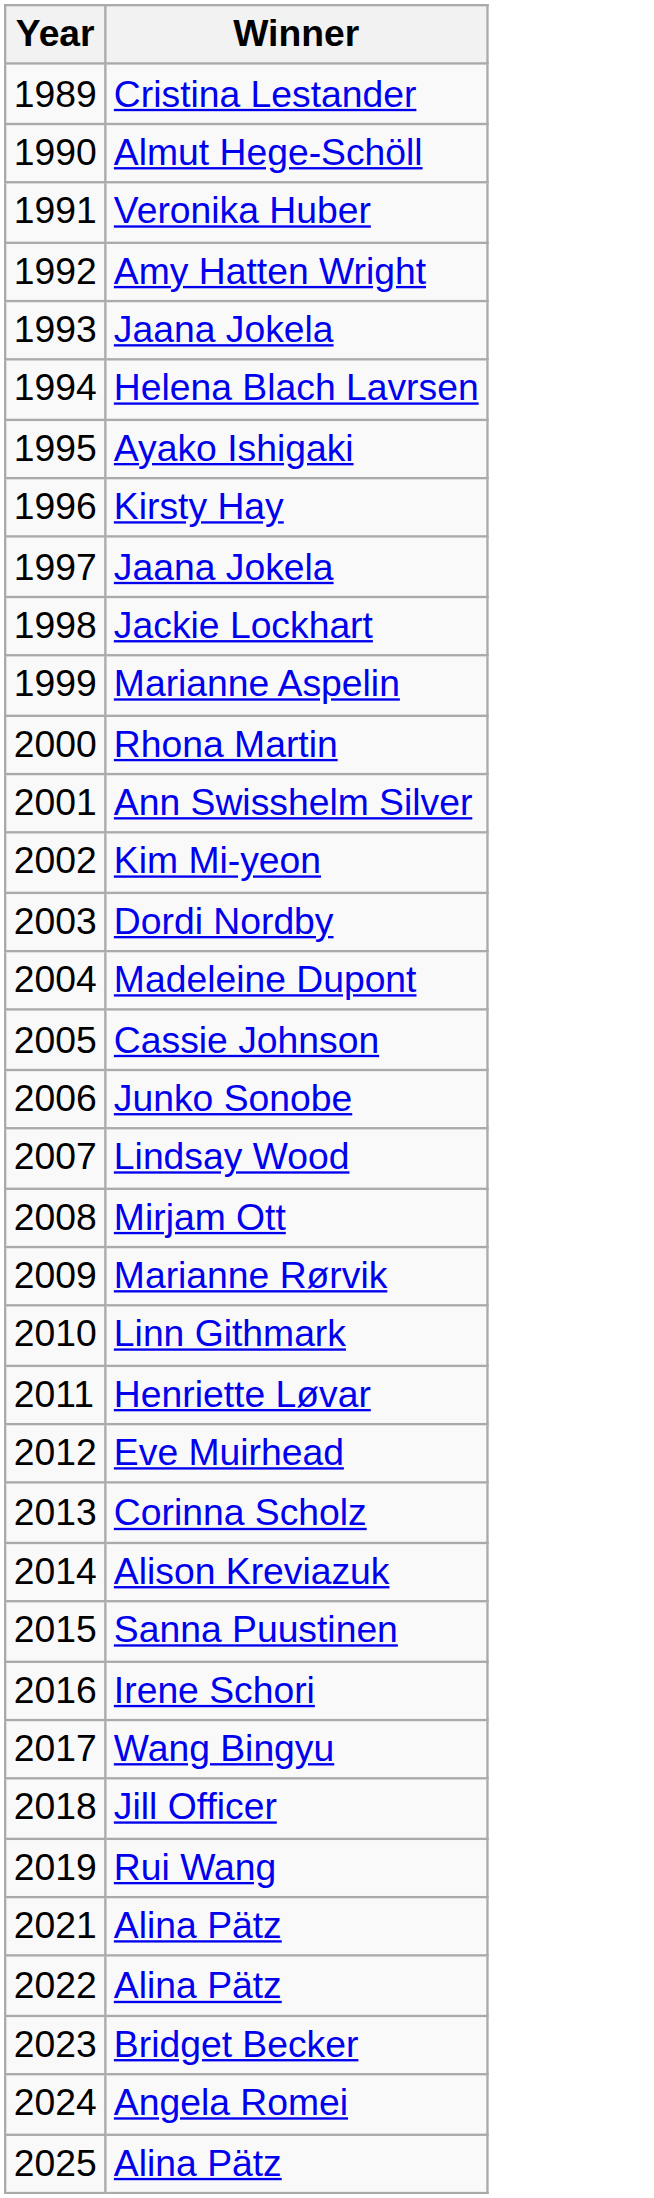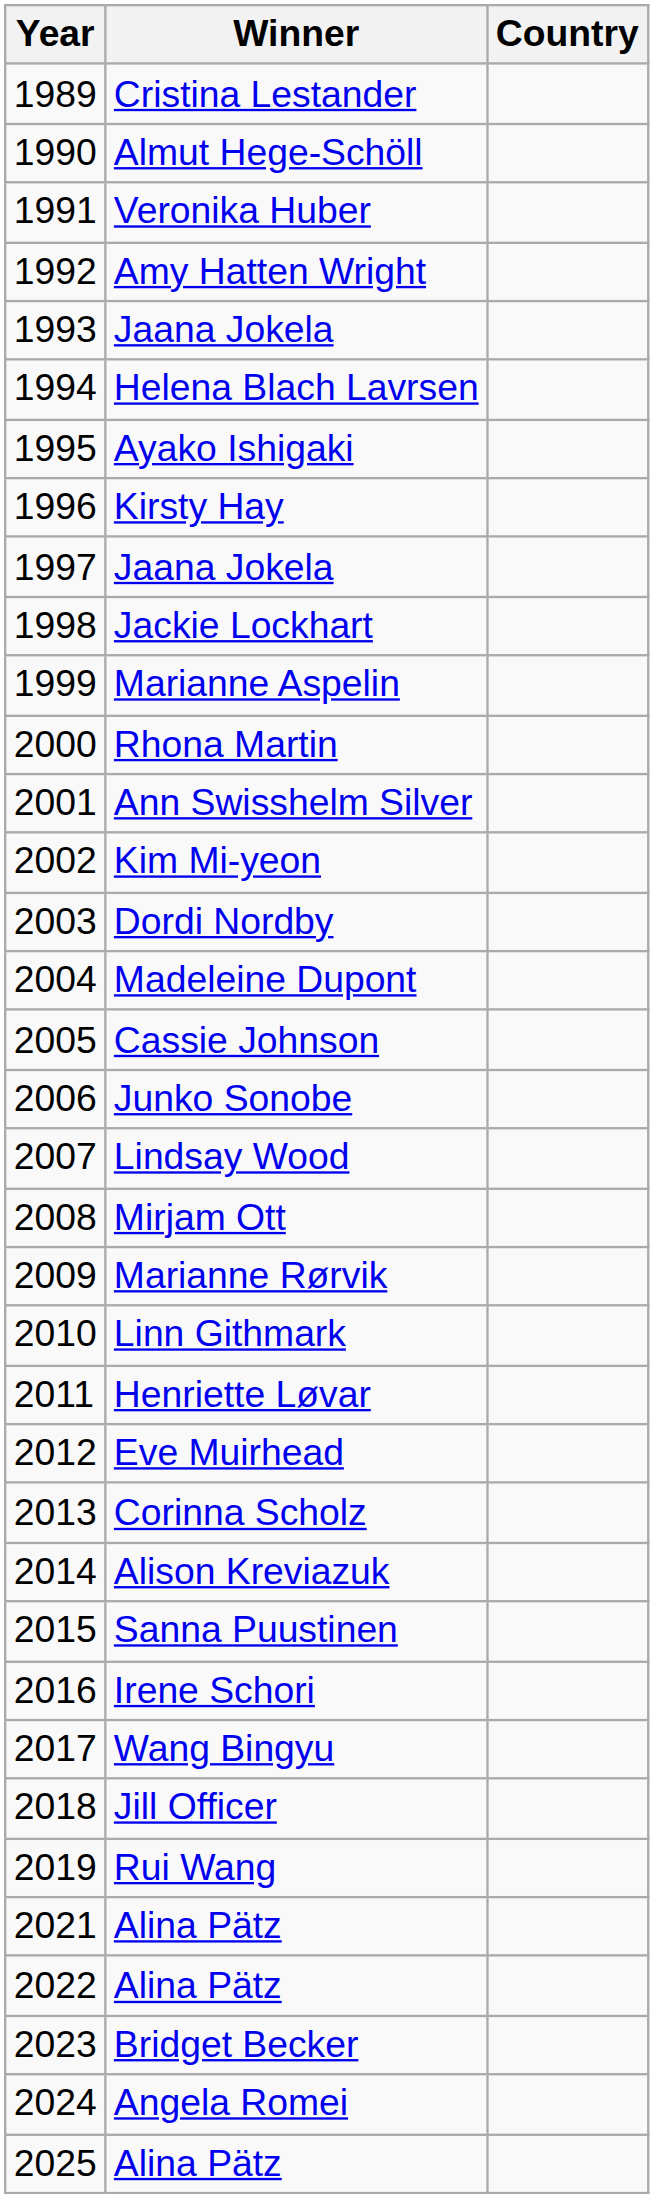+ column: (567, 34)
